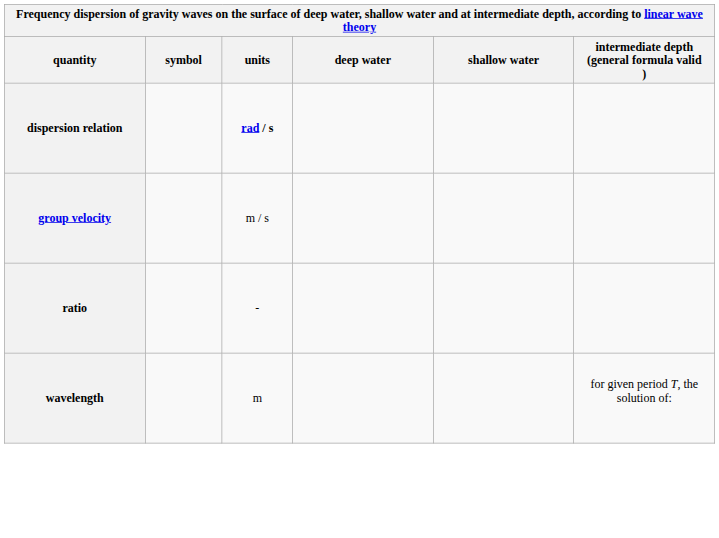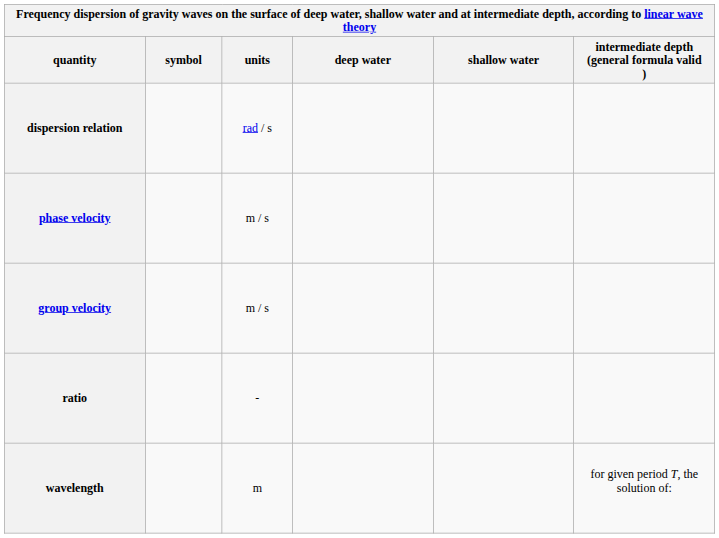(257, 128) bold -> (257, 128) normal
+ row: (75, 218)
